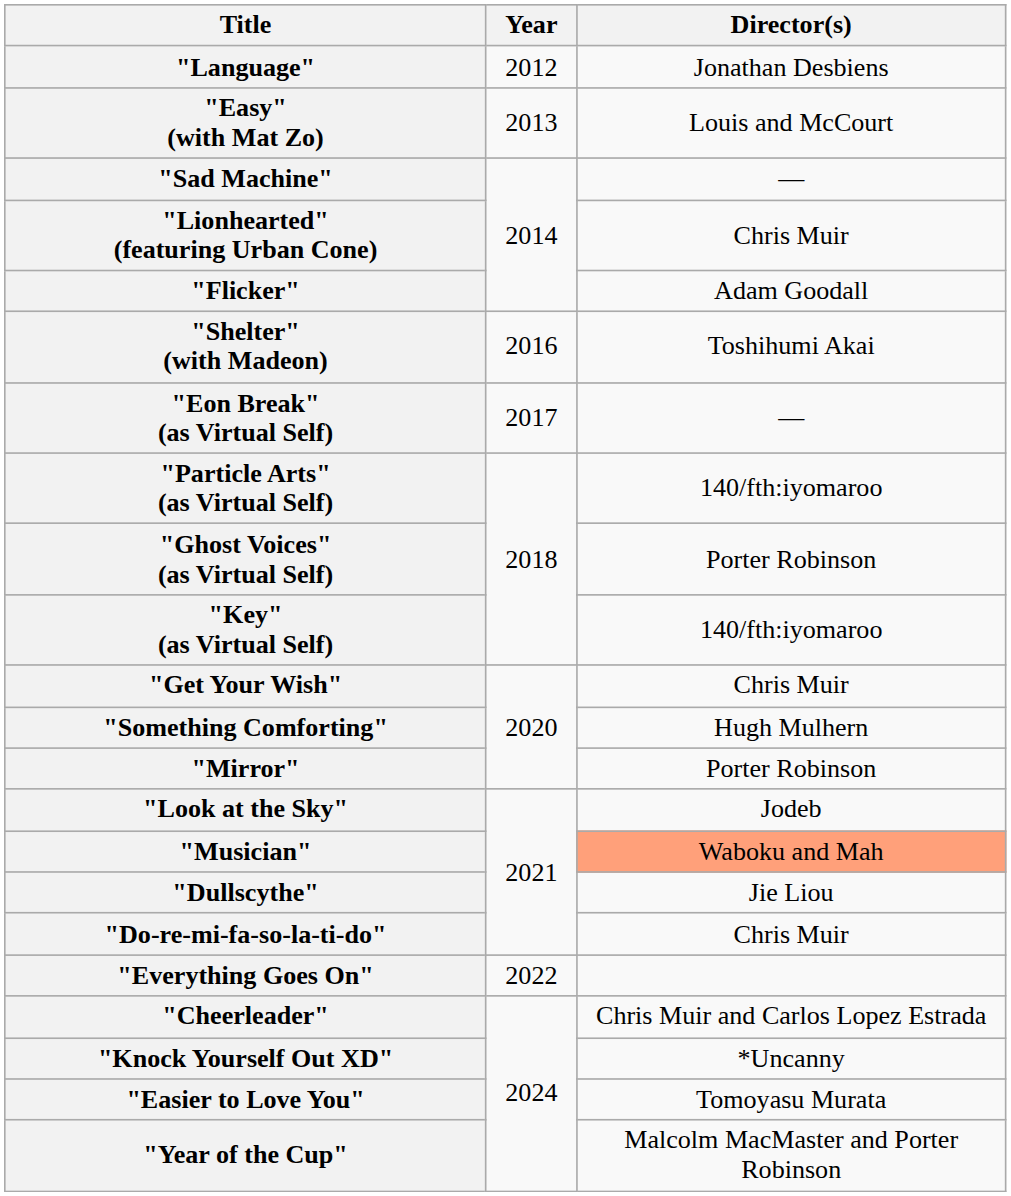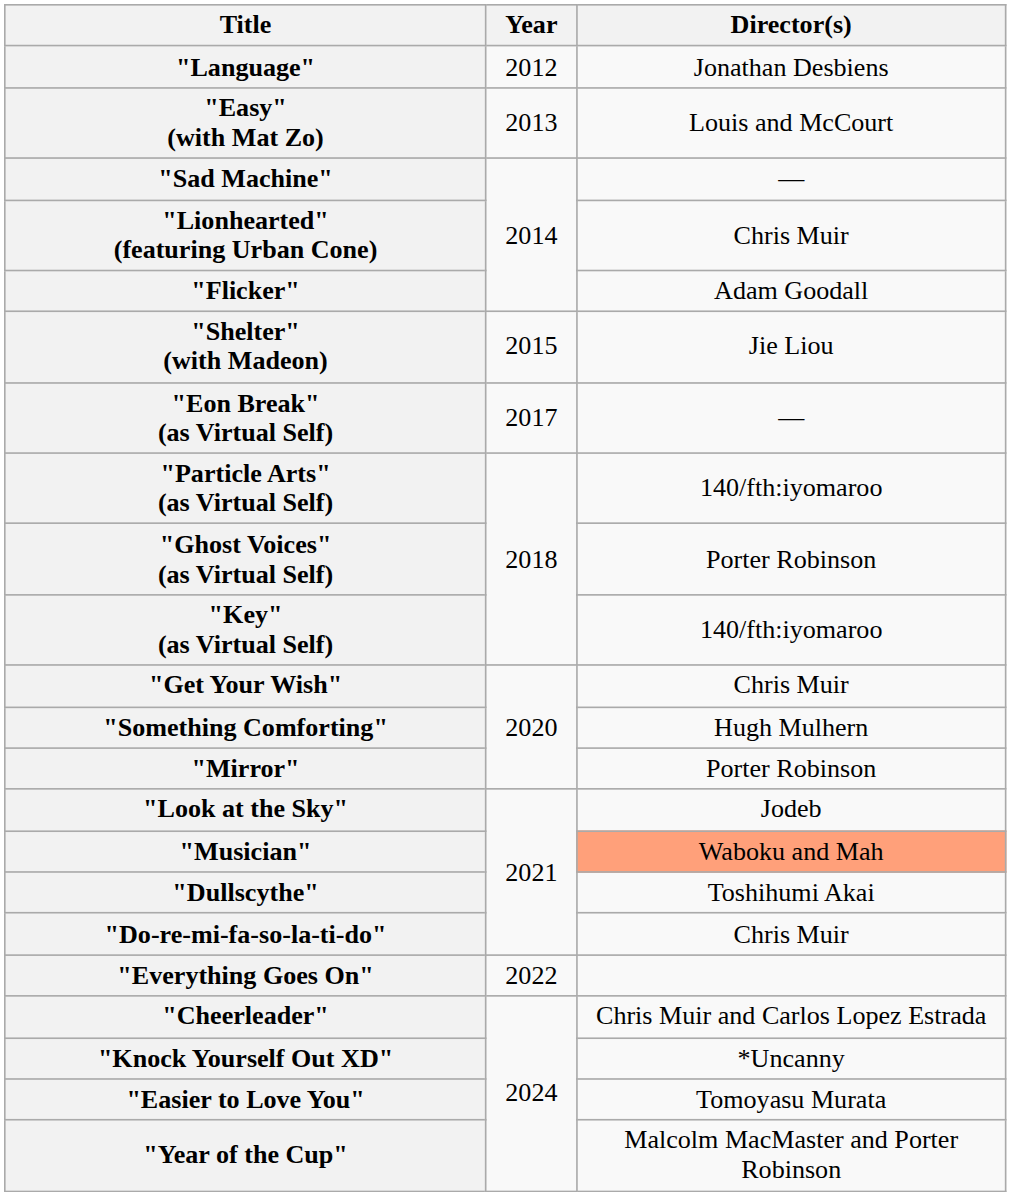(531, 346) 2016 -> (531, 346) 2015
(791, 346) Toshihumi Akai -> (791, 346) Jie Liou
(791, 892) Jie Liou -> (791, 892) Toshihumi Akai
